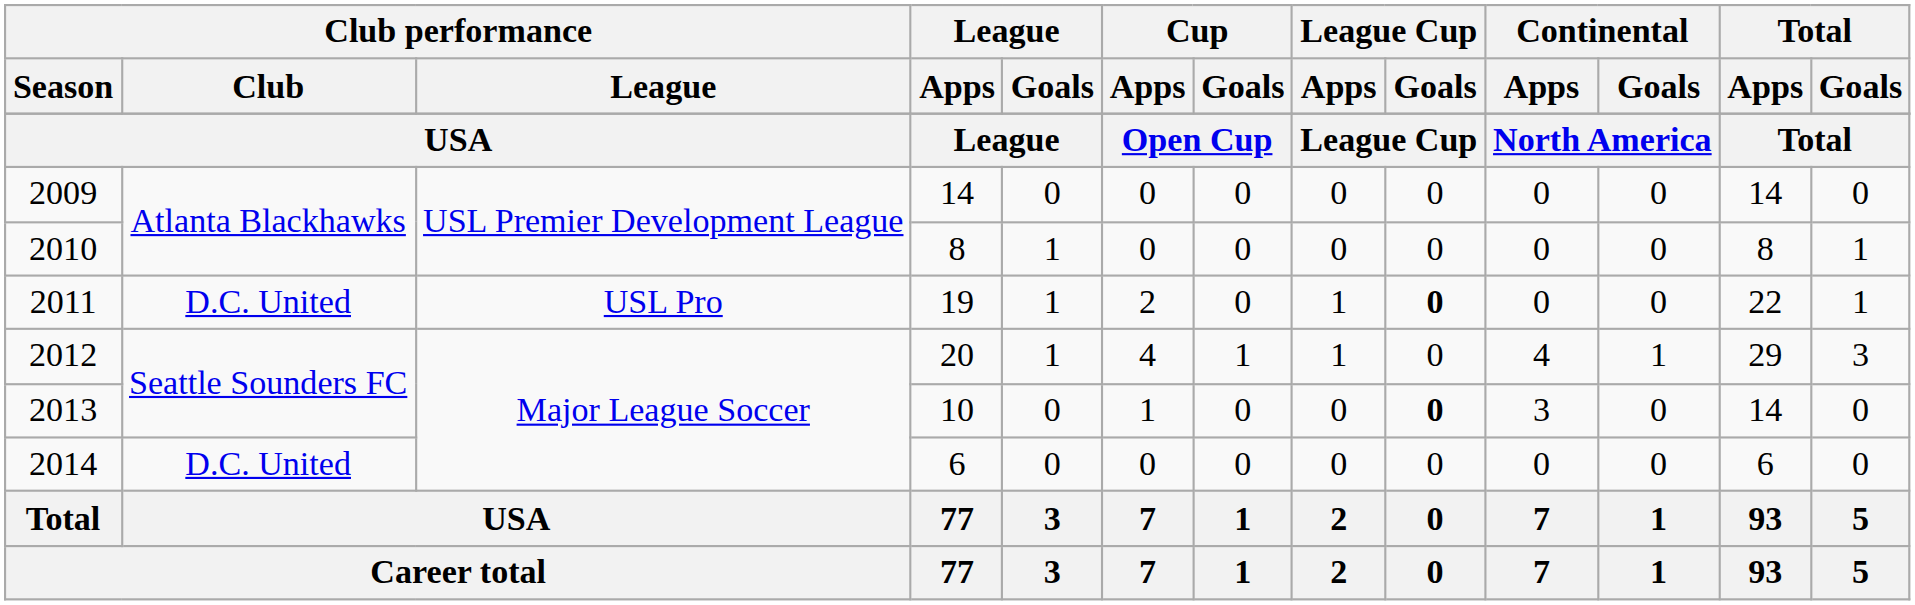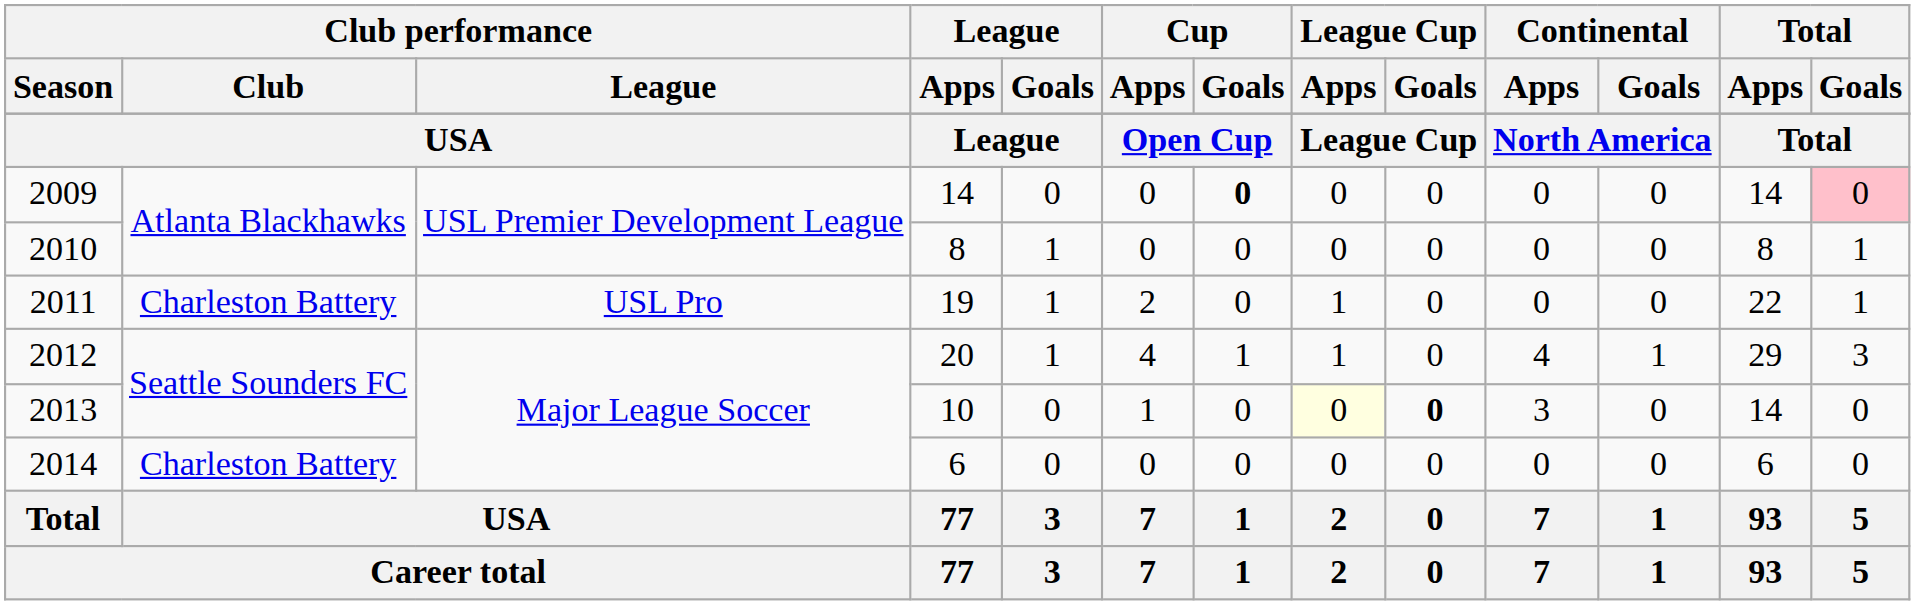(1243, 193) normal -> (1243, 193) bold
(1861, 193) no background -> (1861, 193) pink background
(268, 301) D.C. United -> (268, 301) Charleston Battery
(1435, 301) bold -> (1435, 301) normal
(1339, 409) no background -> (1339, 409) lightyellow background
(268, 463) D.C. United -> (268, 463) Charleston Battery
